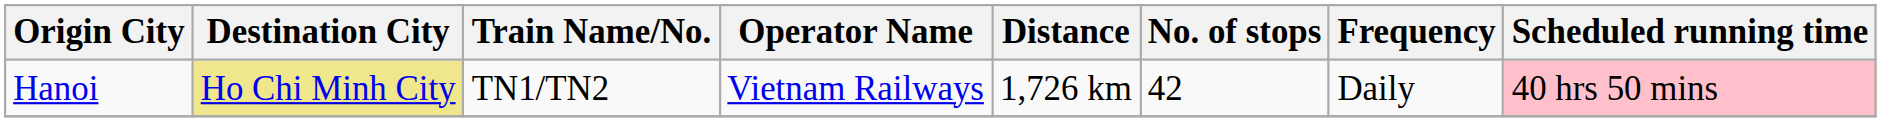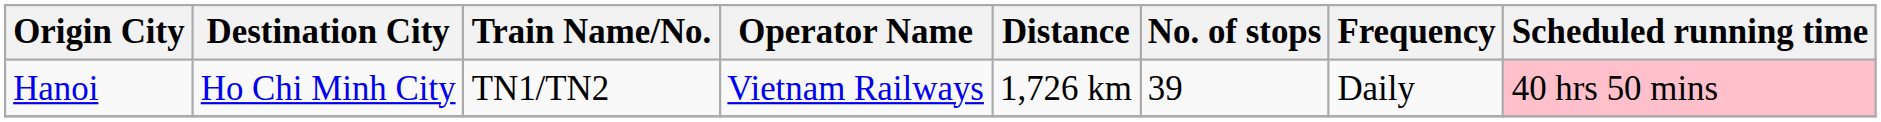(328, 87) khaki background -> (328, 87) no background
(1165, 87) 42 -> (1165, 87) 39
